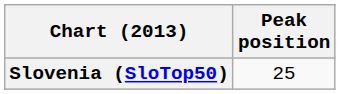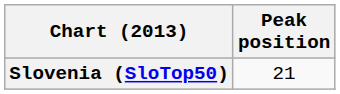(284, 74) 25 -> (284, 74) 21
